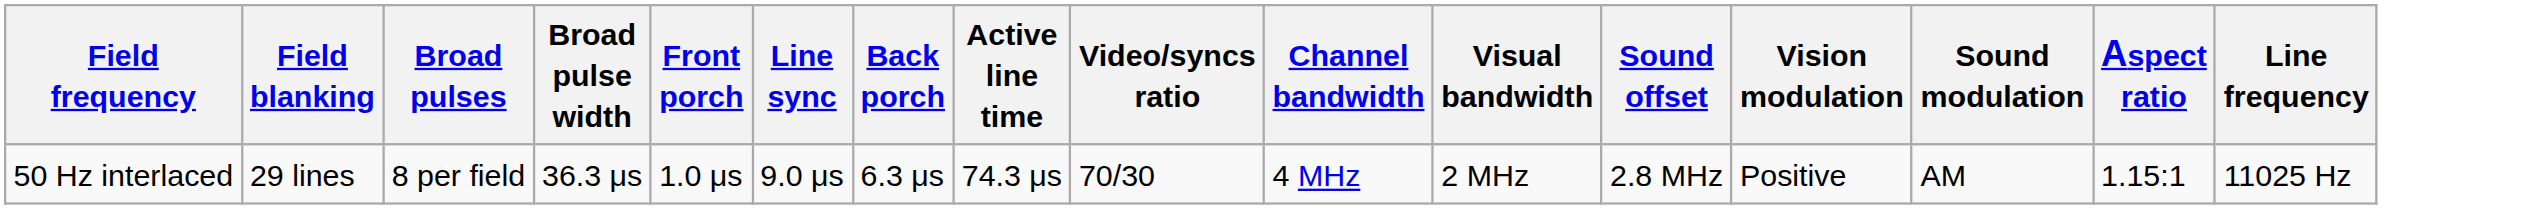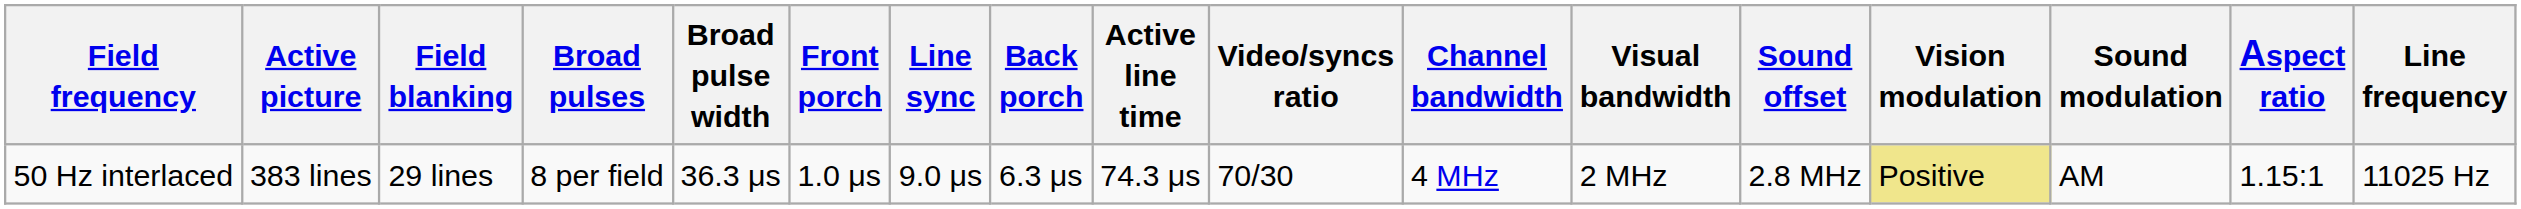+ column: (311, 74)
(1793, 175) no background -> (1932, 175) khaki background
